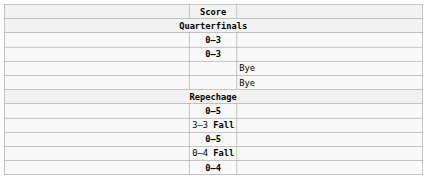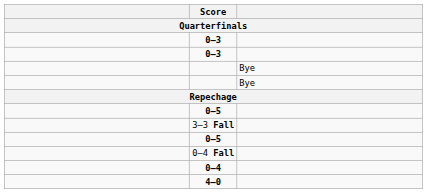+ row: (213, 182)
